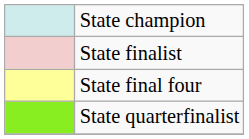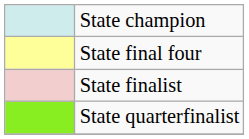rows swapped: (131, 52) <-> (141, 85)
